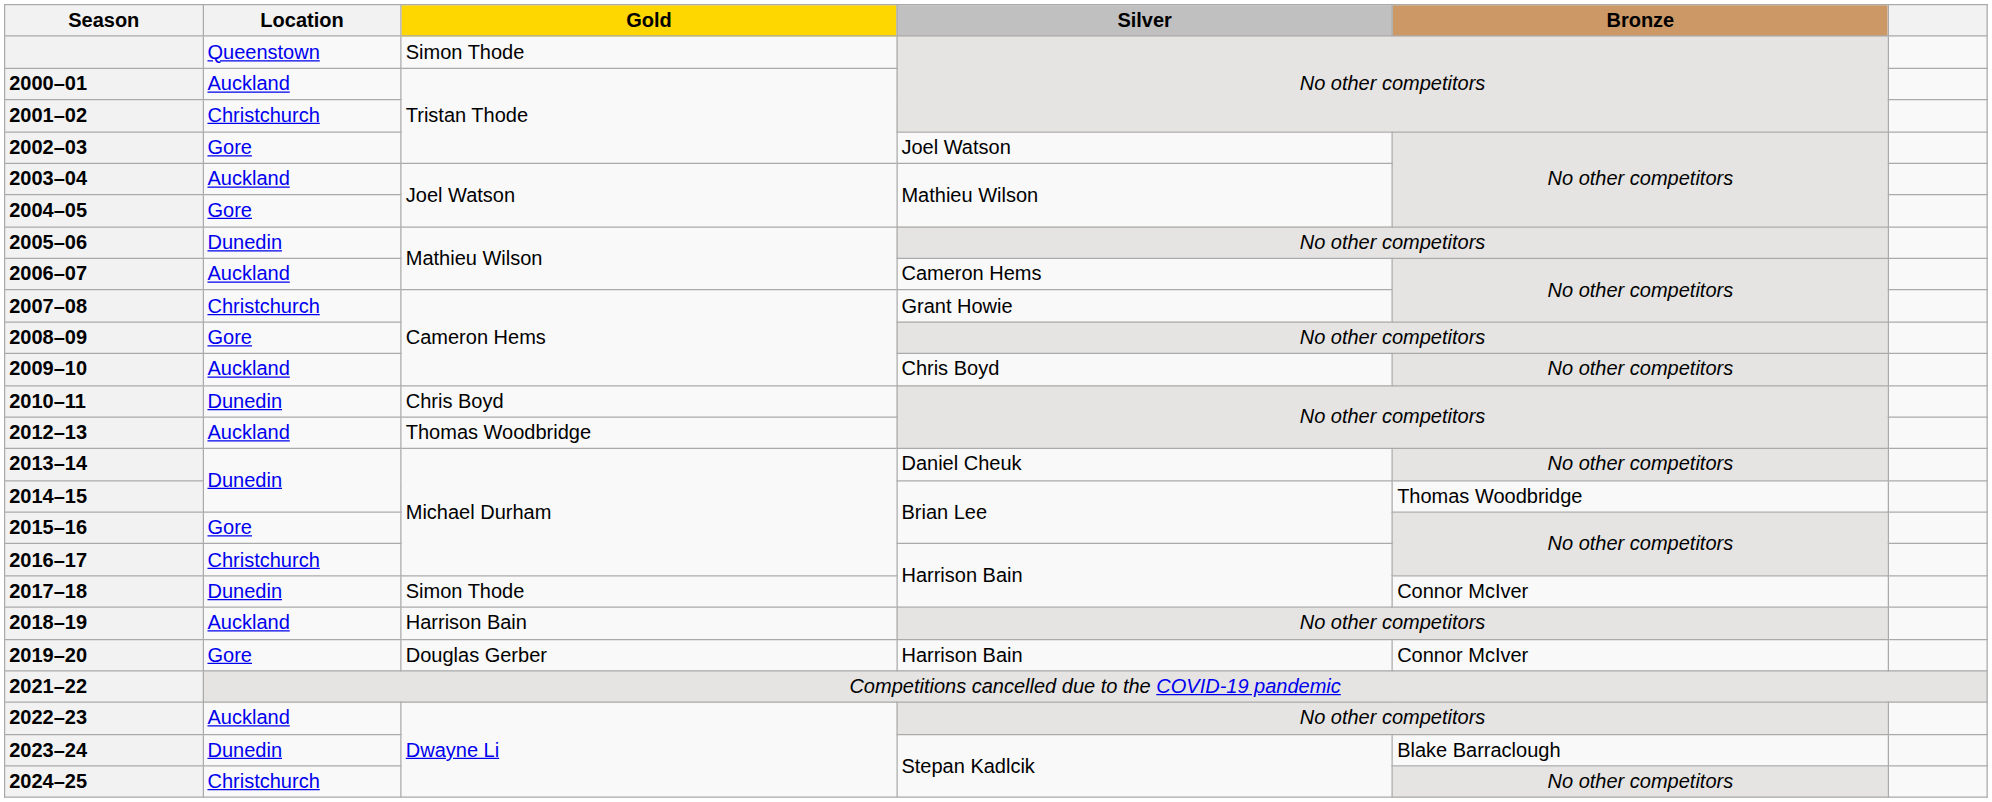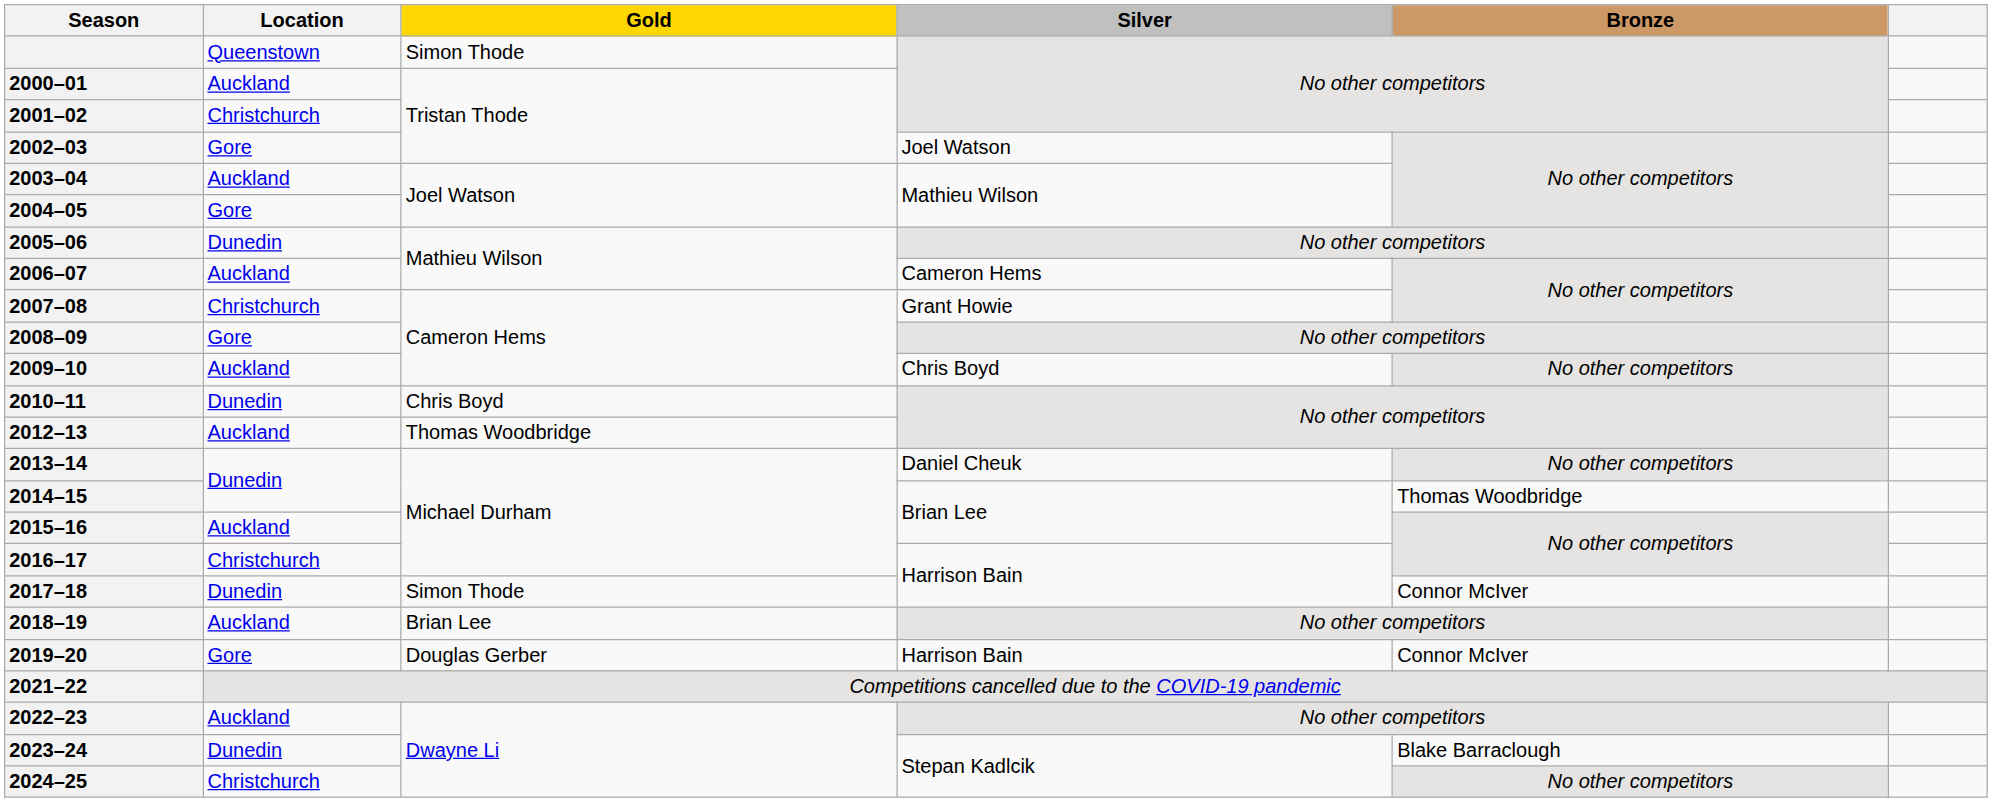(230, 527) Gore -> (249, 527) Auckland
(466, 623) Harrison Bain -> (449, 623) Brian Lee
